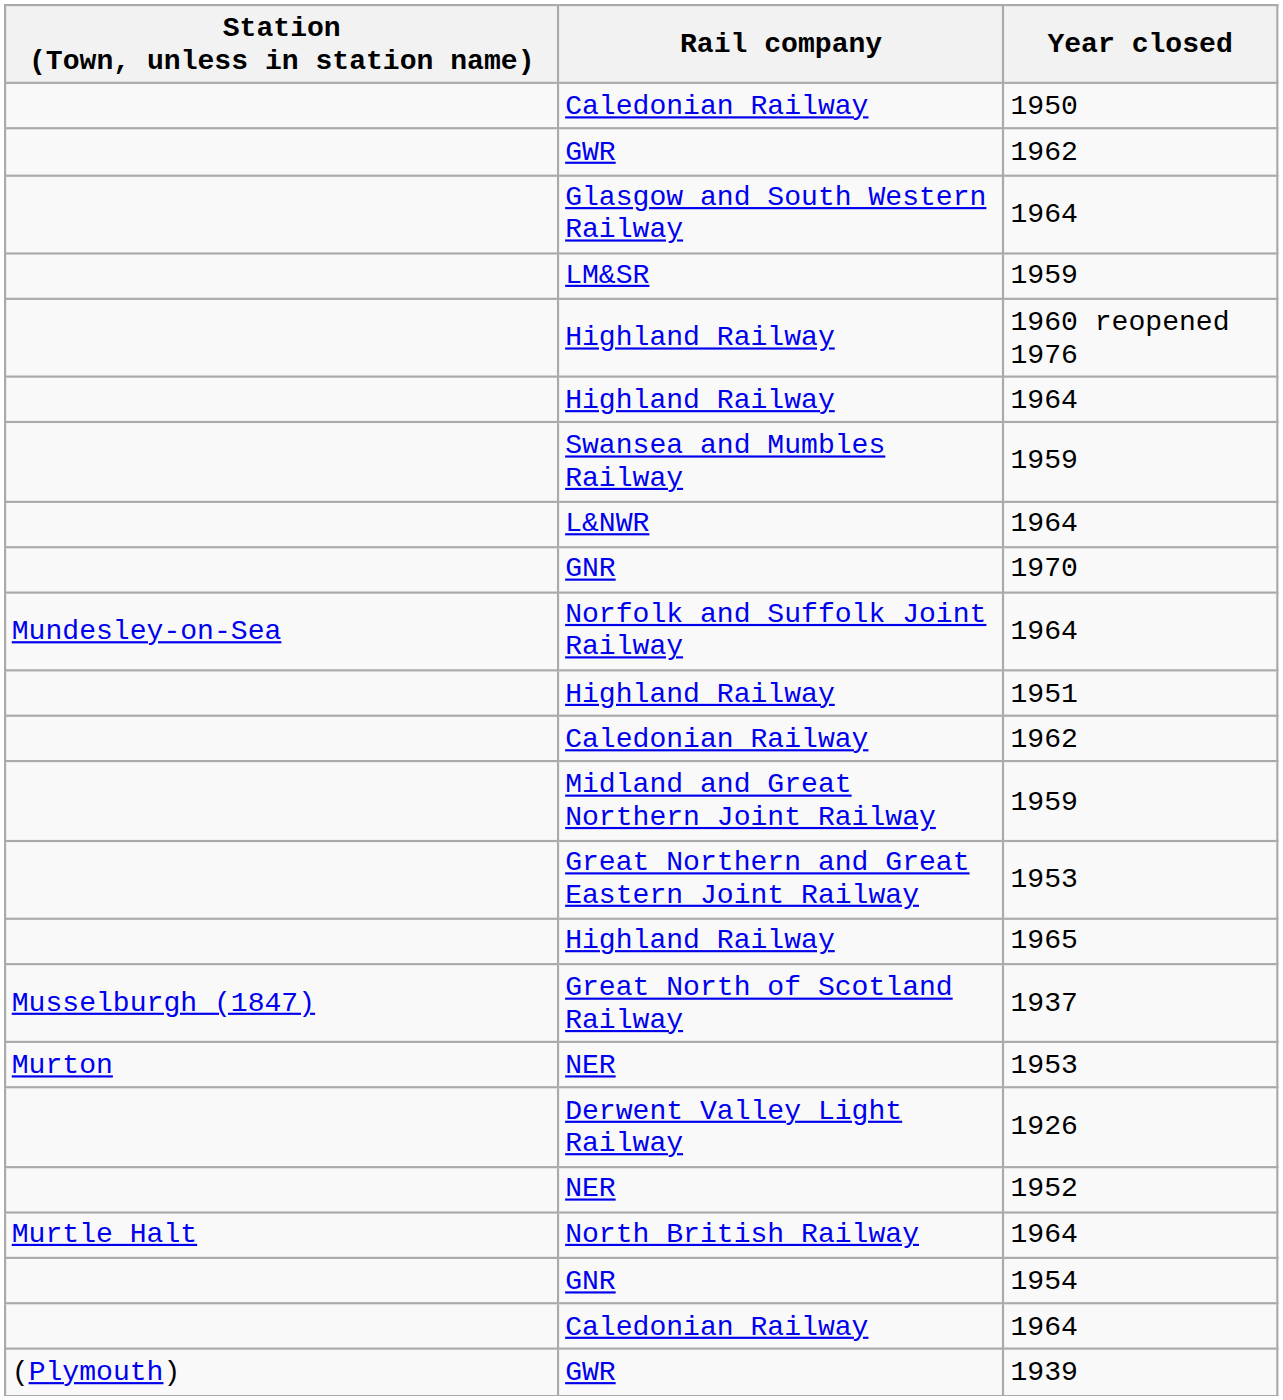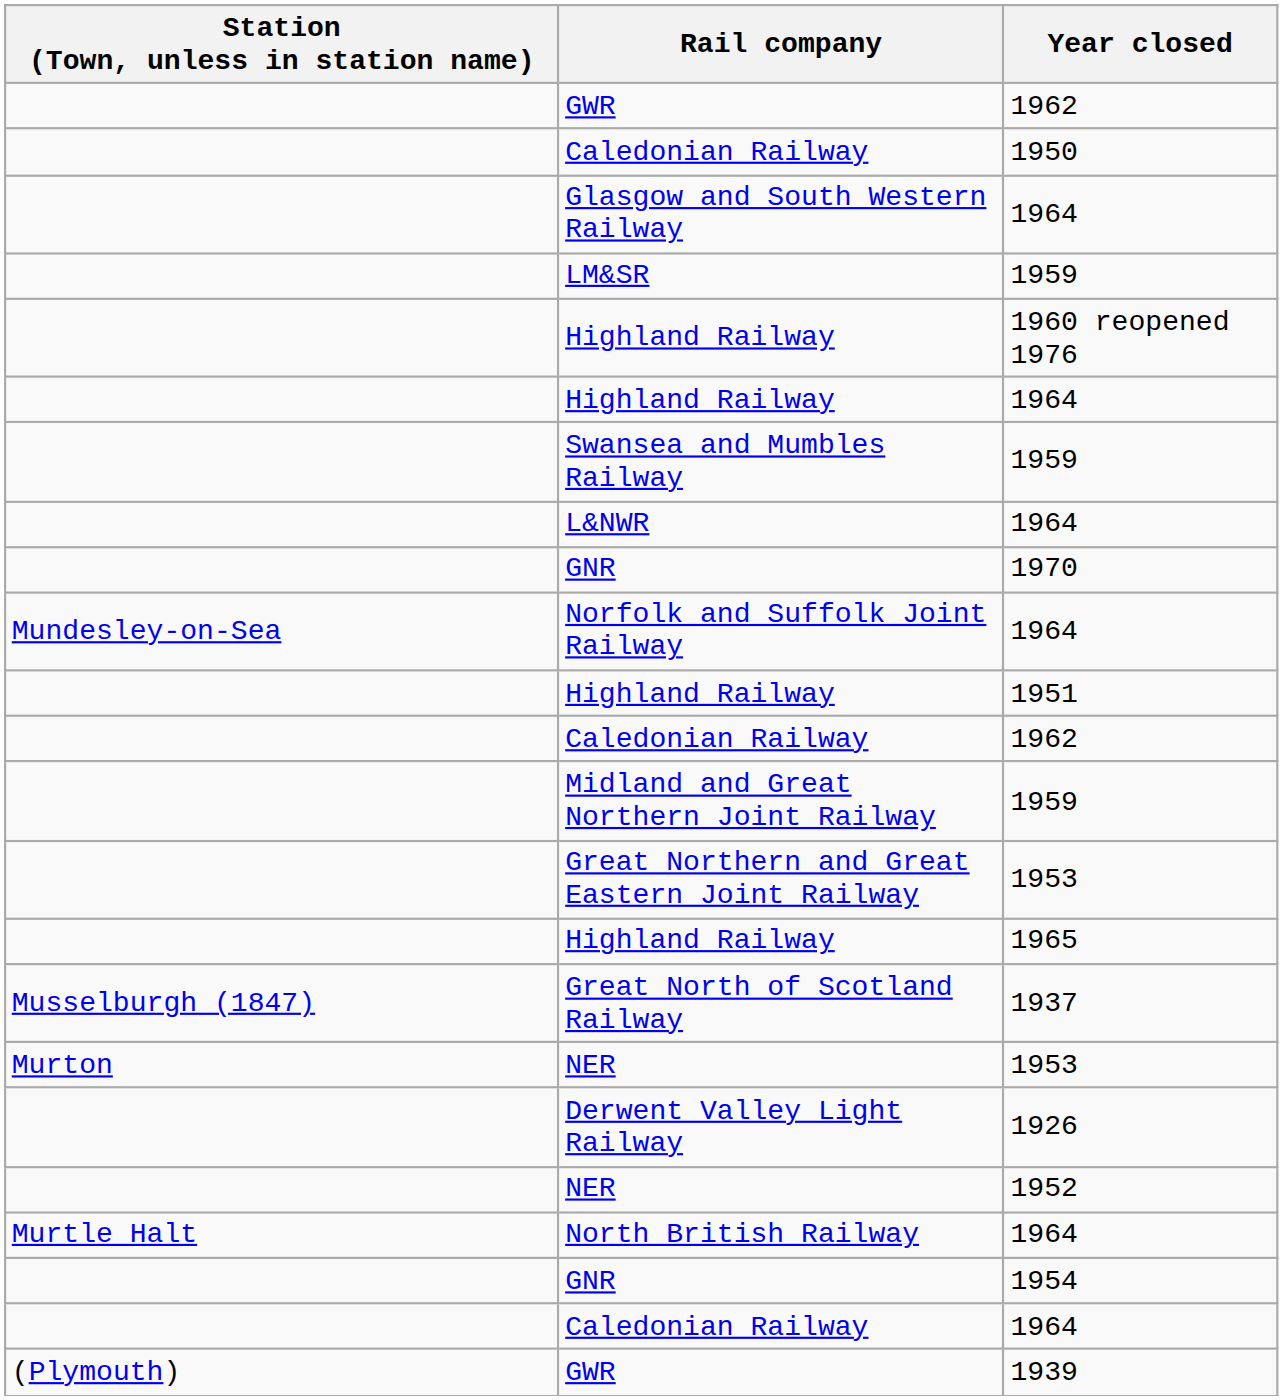rows swapped: (590, 152) <-> (717, 106)
